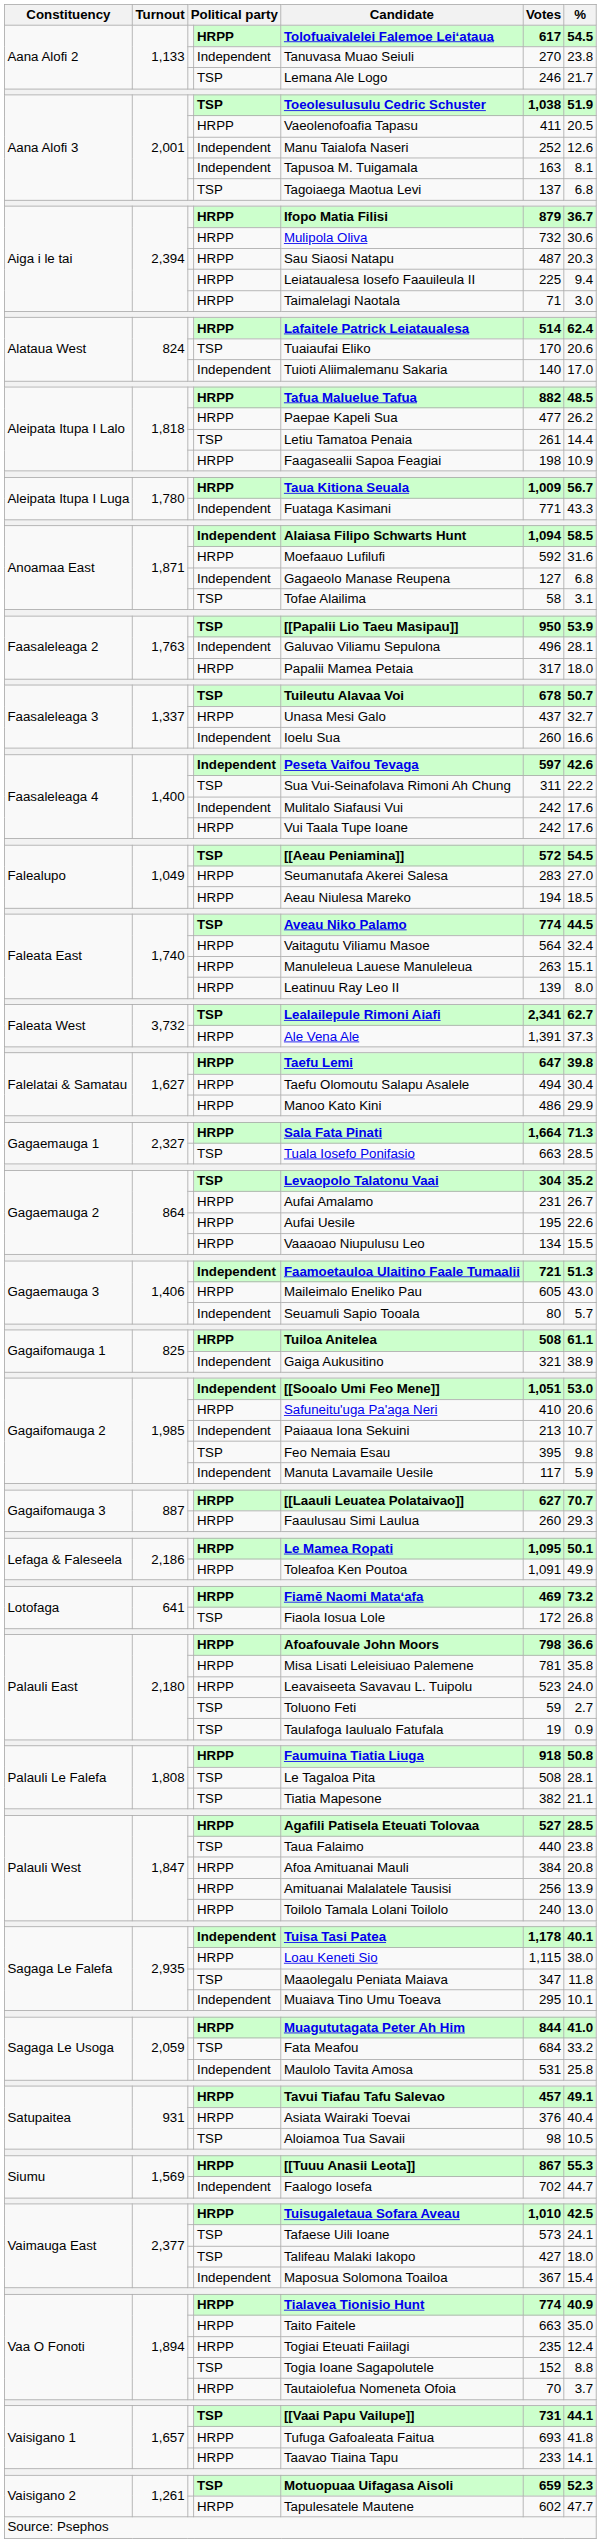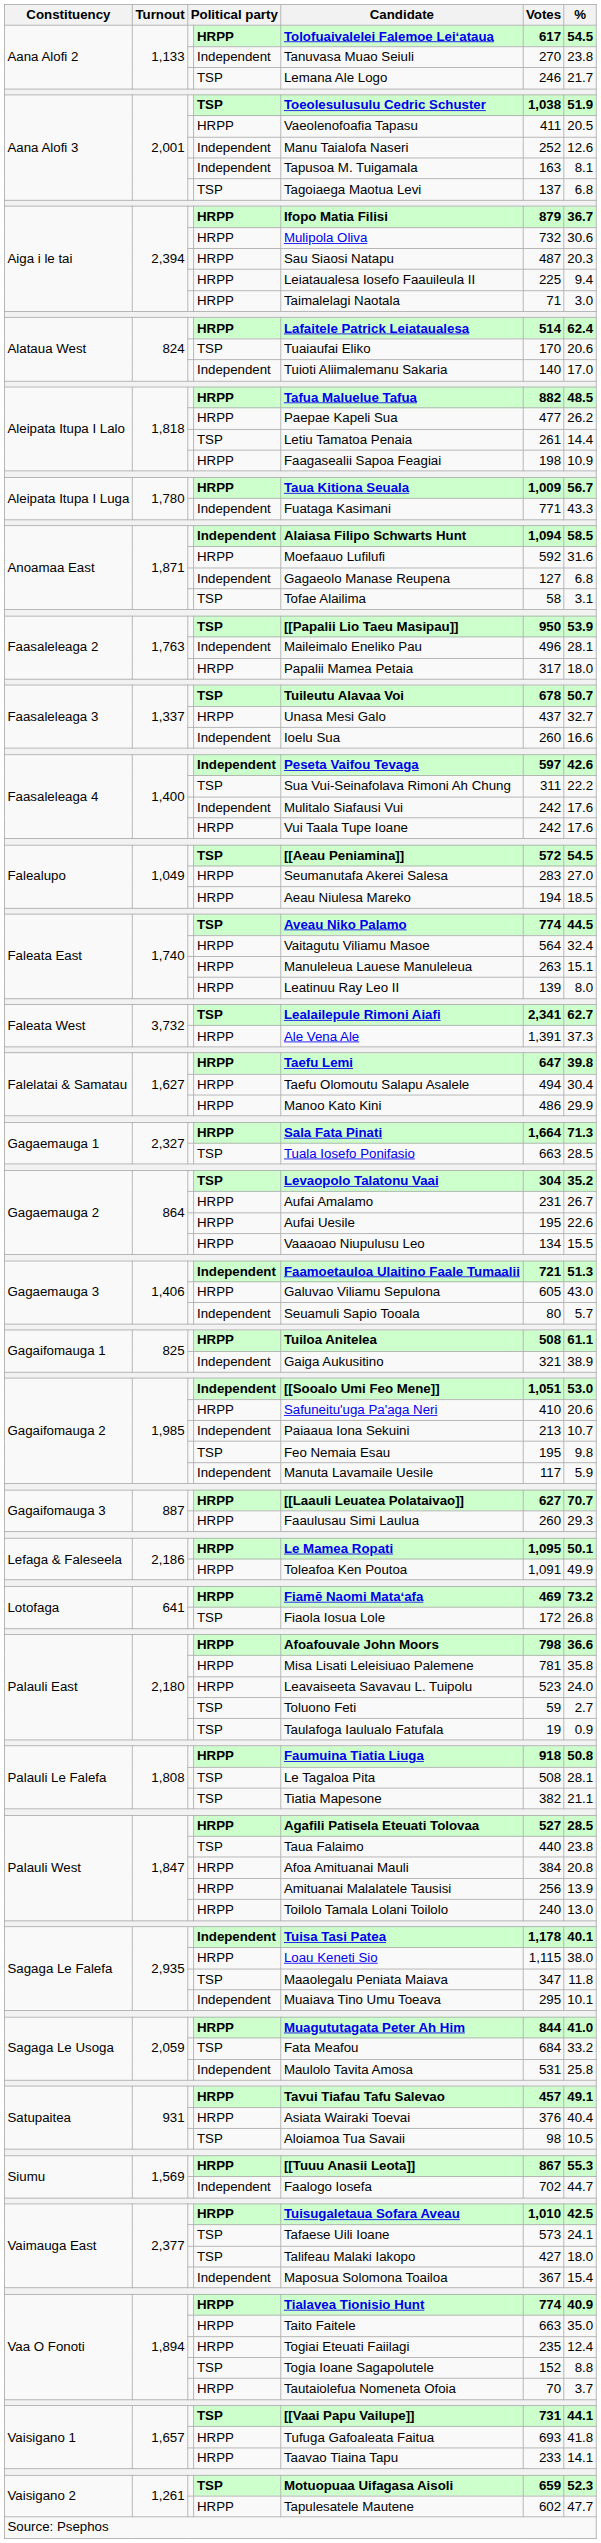(362, 647) Galuvao Viliamu Sepulona -> (353, 647) Maileimalo Eneliko Pau
(353, 1292) Maileimalo Eneliko Pau -> (362, 1292) Galuvao Viliamu Sepulona
(550, 1452) 395 -> (550, 1452) 195
